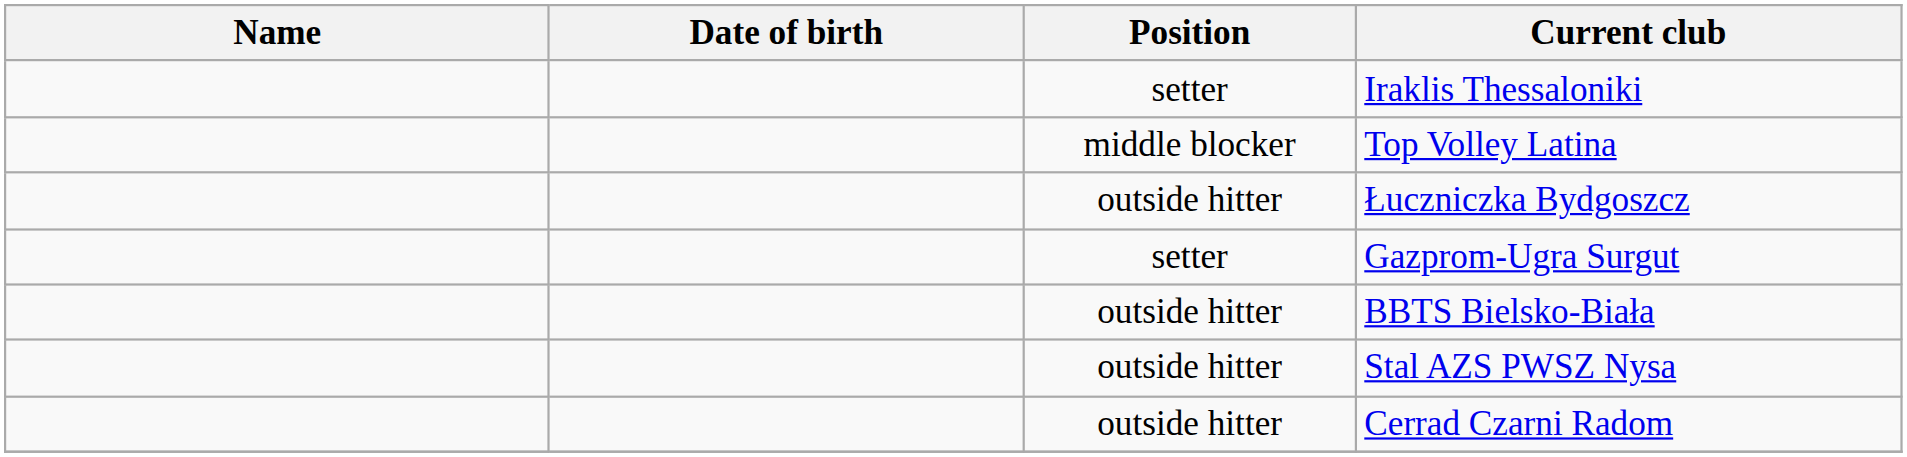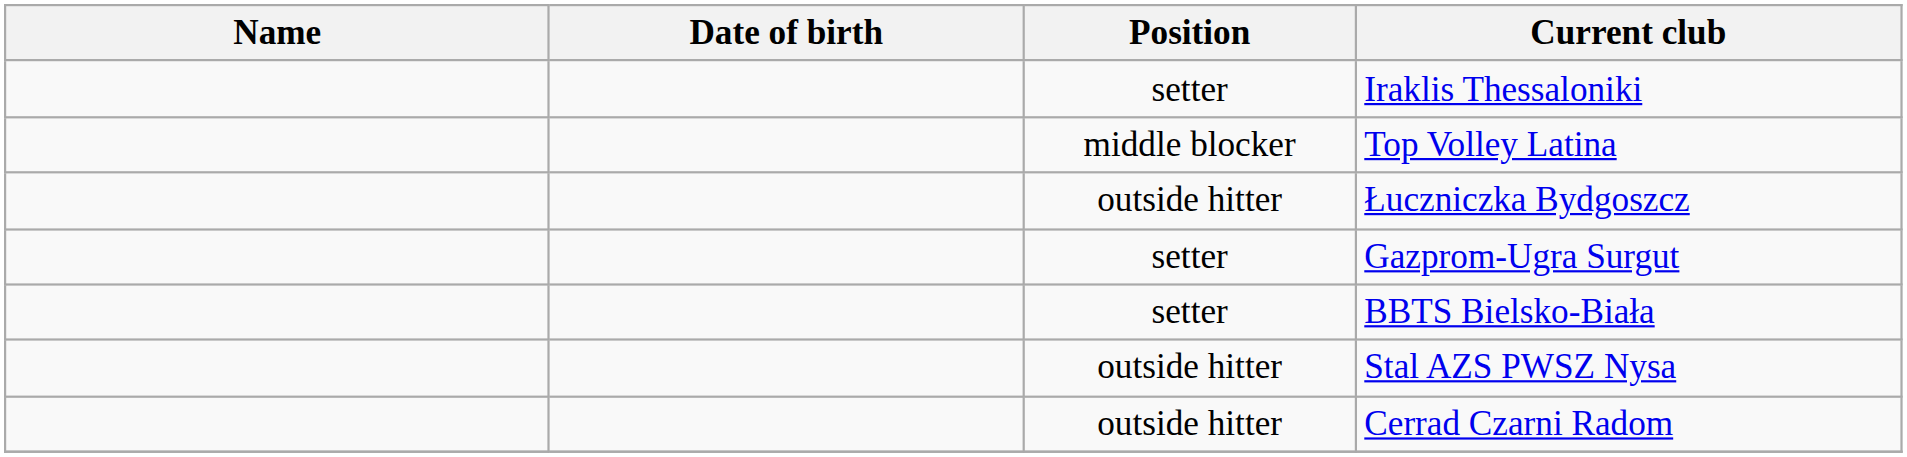(1190, 311) outside hitter -> (1190, 311) setter
